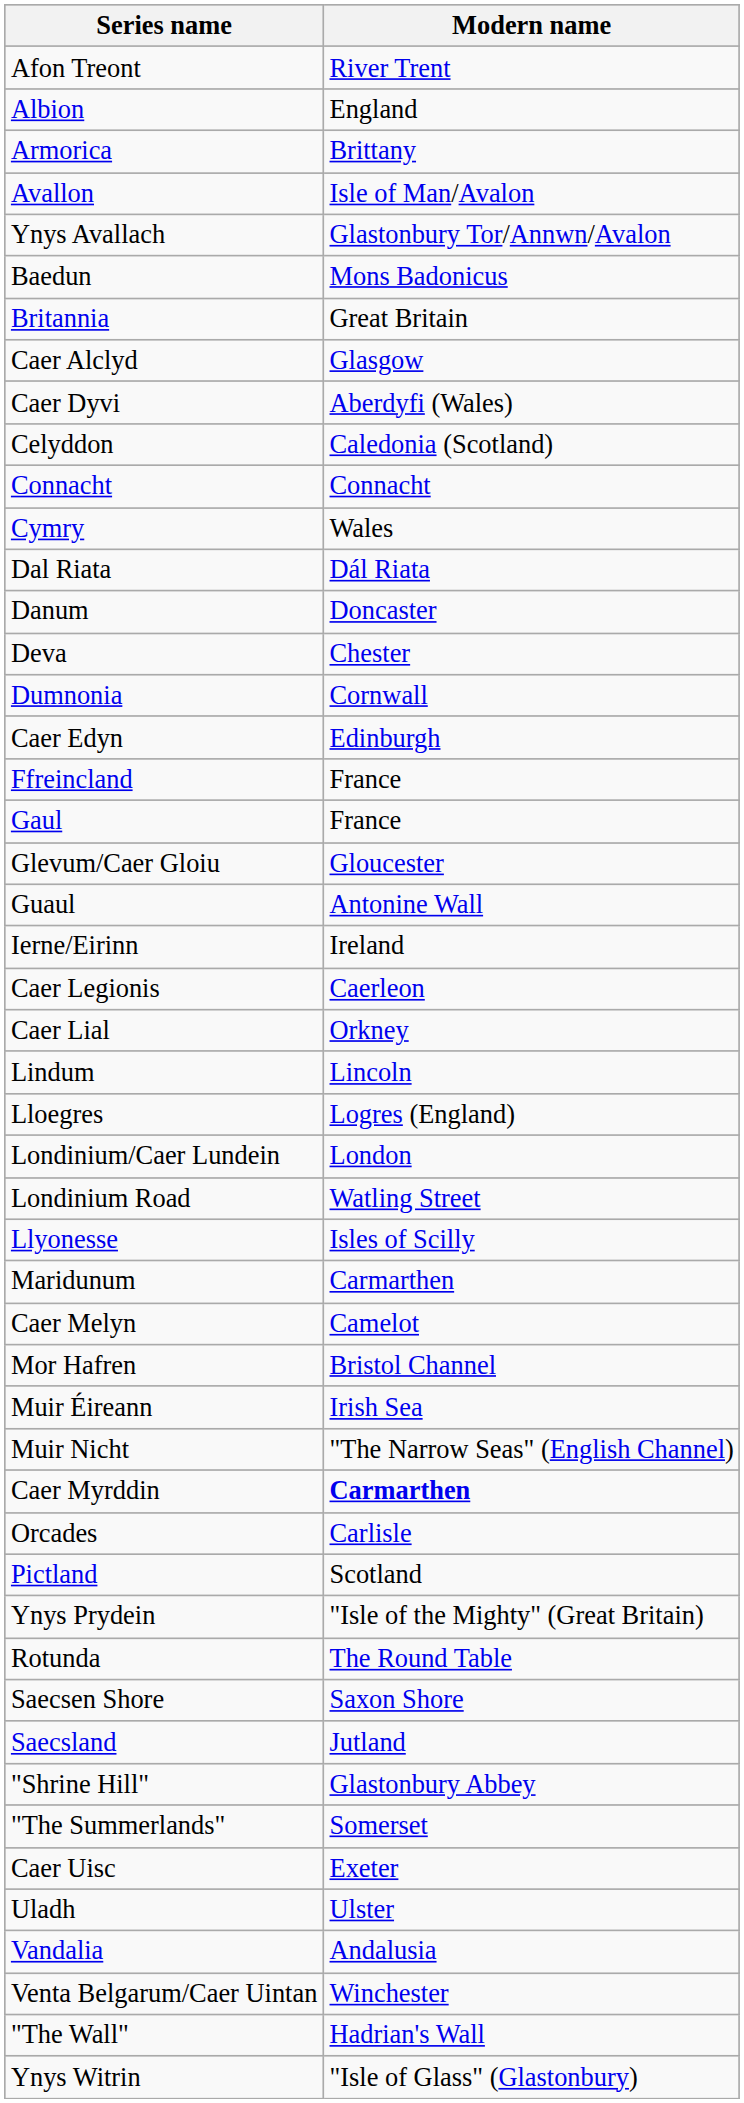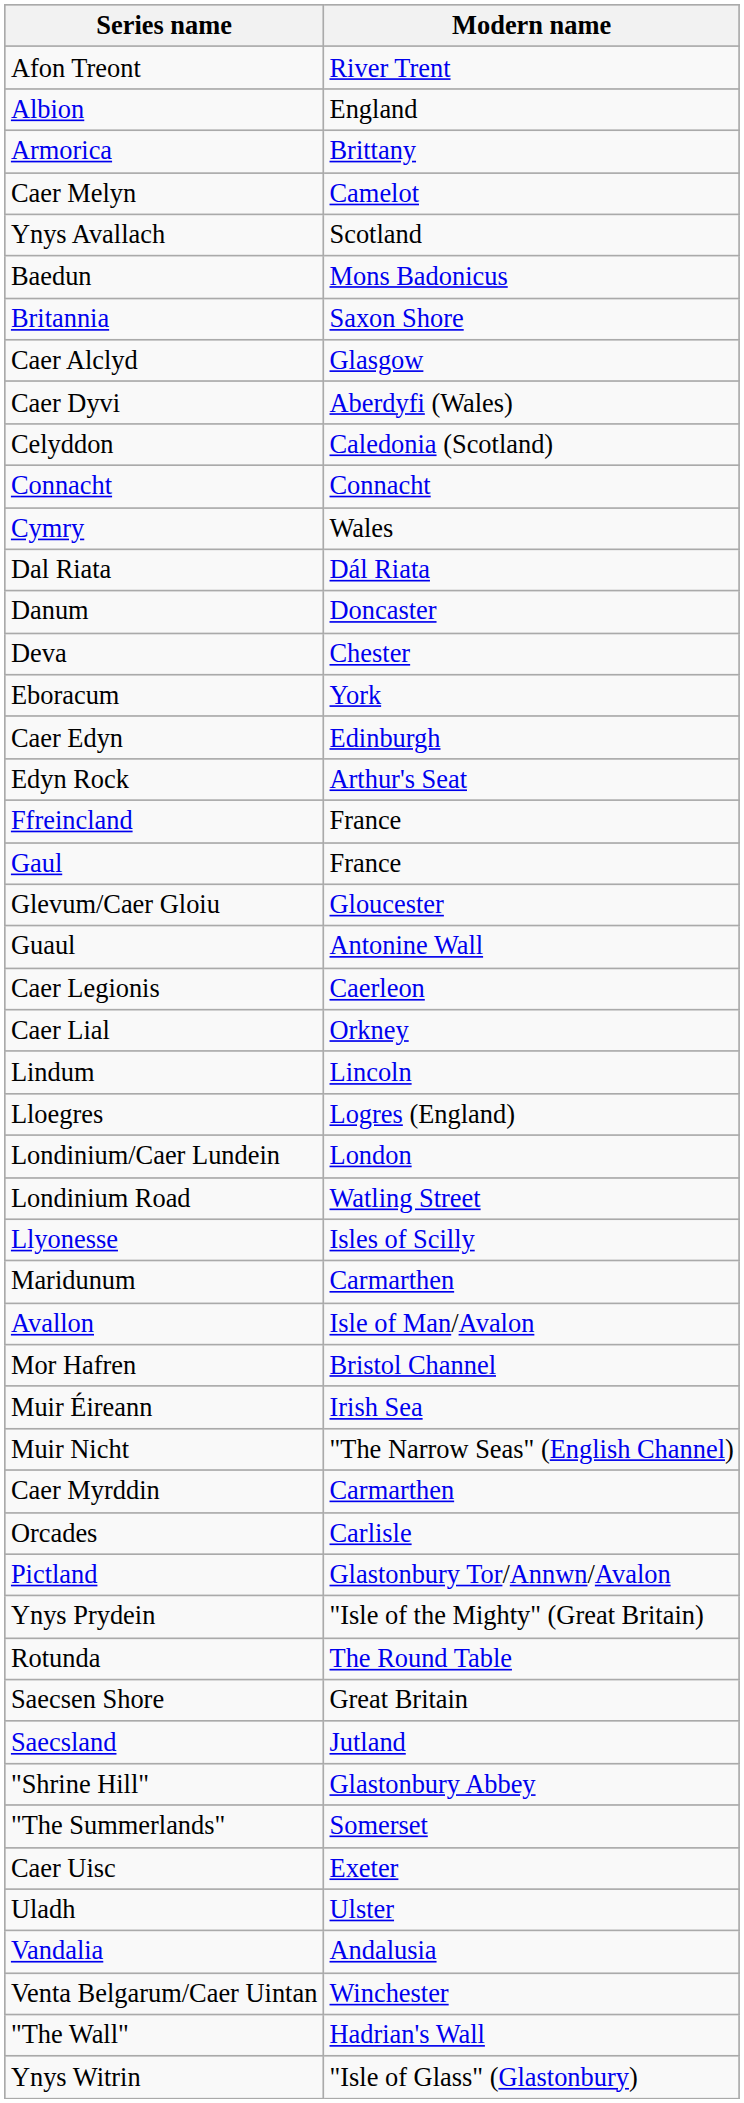rows swapped: (52, 192) <-> (74, 1323)
(500, 234) Glastonbury Tor/Annwn/Avalon -> (376, 234) Scotland
(399, 318) Great Britain -> (397, 318) Saxon Shore
- row: (67, 695)
+ row: (65, 695)
+ row: (70, 779)
- row: (75, 946)
(400, 1490) bold -> (392, 1490) normal
(376, 1574) Scotland -> (500, 1574) Glastonbury Tor/Annwn/Avalon
(397, 1700) Saxon Shore -> (399, 1700) Great Britain
